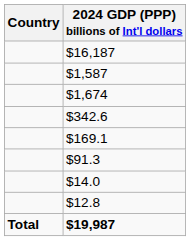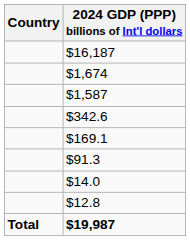rows swapped: (87, 95) <-> (87, 73)
